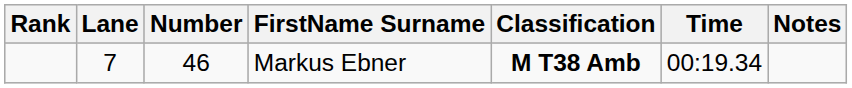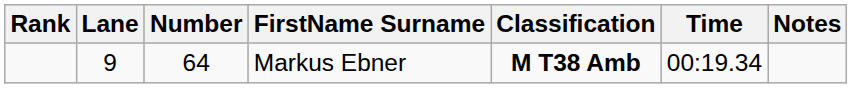(110, 62) 7 -> (110, 62) 9
(196, 62) 46 -> (196, 62) 64
